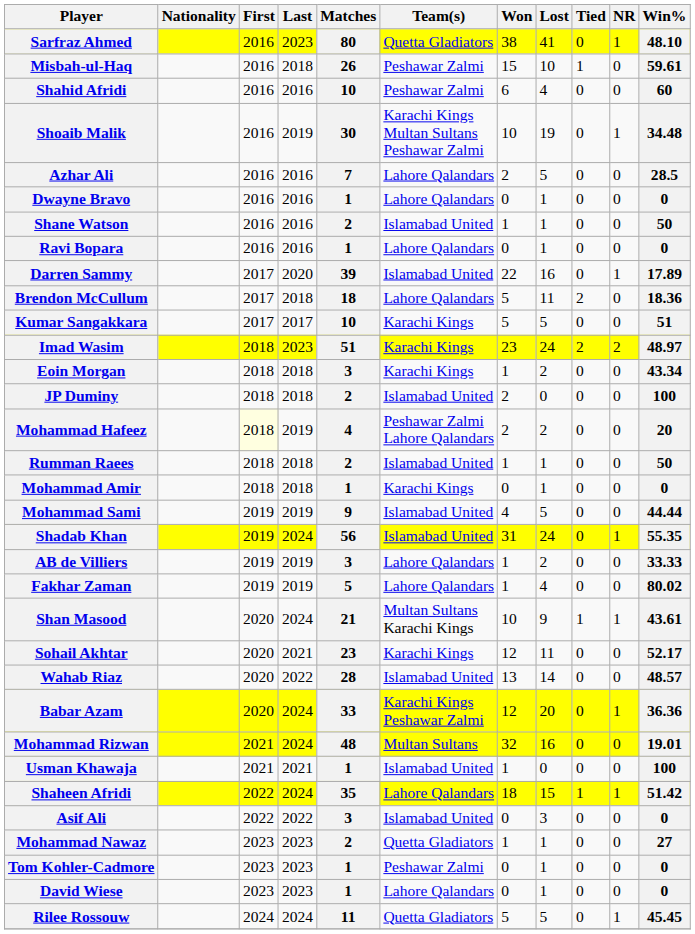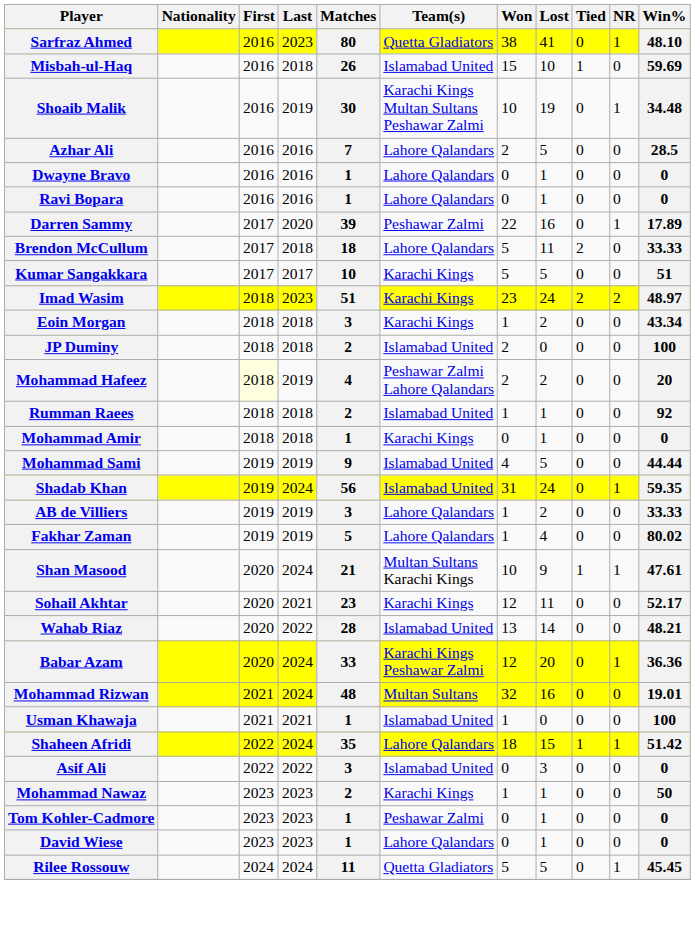(434, 66) Peshawar Zalmi -> (438, 66) Islamabad United
(664, 66) 59.61 -> (664, 66) 59.69
- row: (81, 90)
- row: (81, 224)
(438, 273) Islamabad United -> (434, 224) Peshawar Zalmi
(664, 297) 18.36 -> (664, 248) 33.33
(664, 463) 50 -> (664, 413) 92
(664, 536) 55.35 -> (664, 487) 59.35
(664, 619) 43.61 -> (664, 570) 47.61
(664, 677) 48.57 -> (664, 628) 48.21
(438, 842) Quetta Gladiators -> (428, 793) Karachi Kings
(664, 842) 27 -> (664, 793) 50
